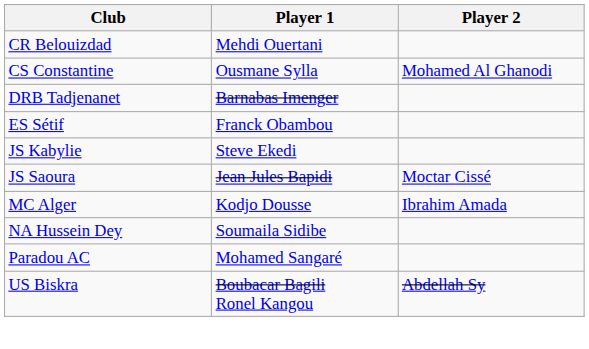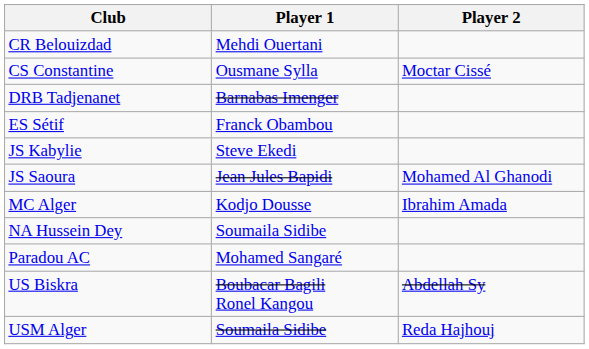(477, 71) Mohamed Al Ghanodi -> (446, 71) Moctar Cissé
(446, 177) Moctar Cissé -> (477, 177) Mohamed Al Ghanodi
+ row: (47, 329)
